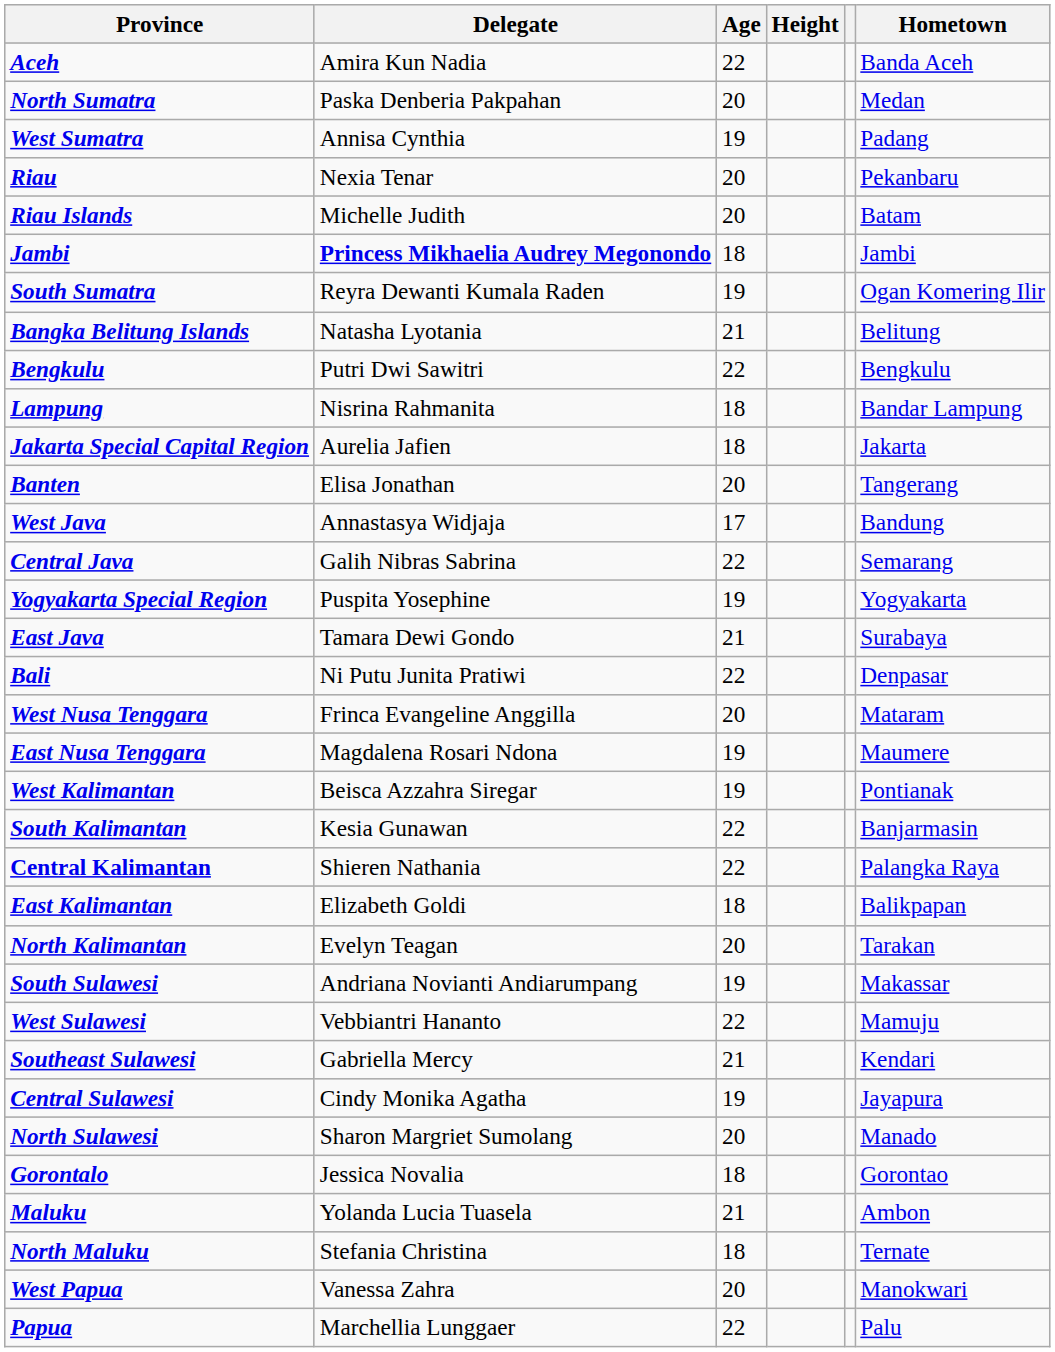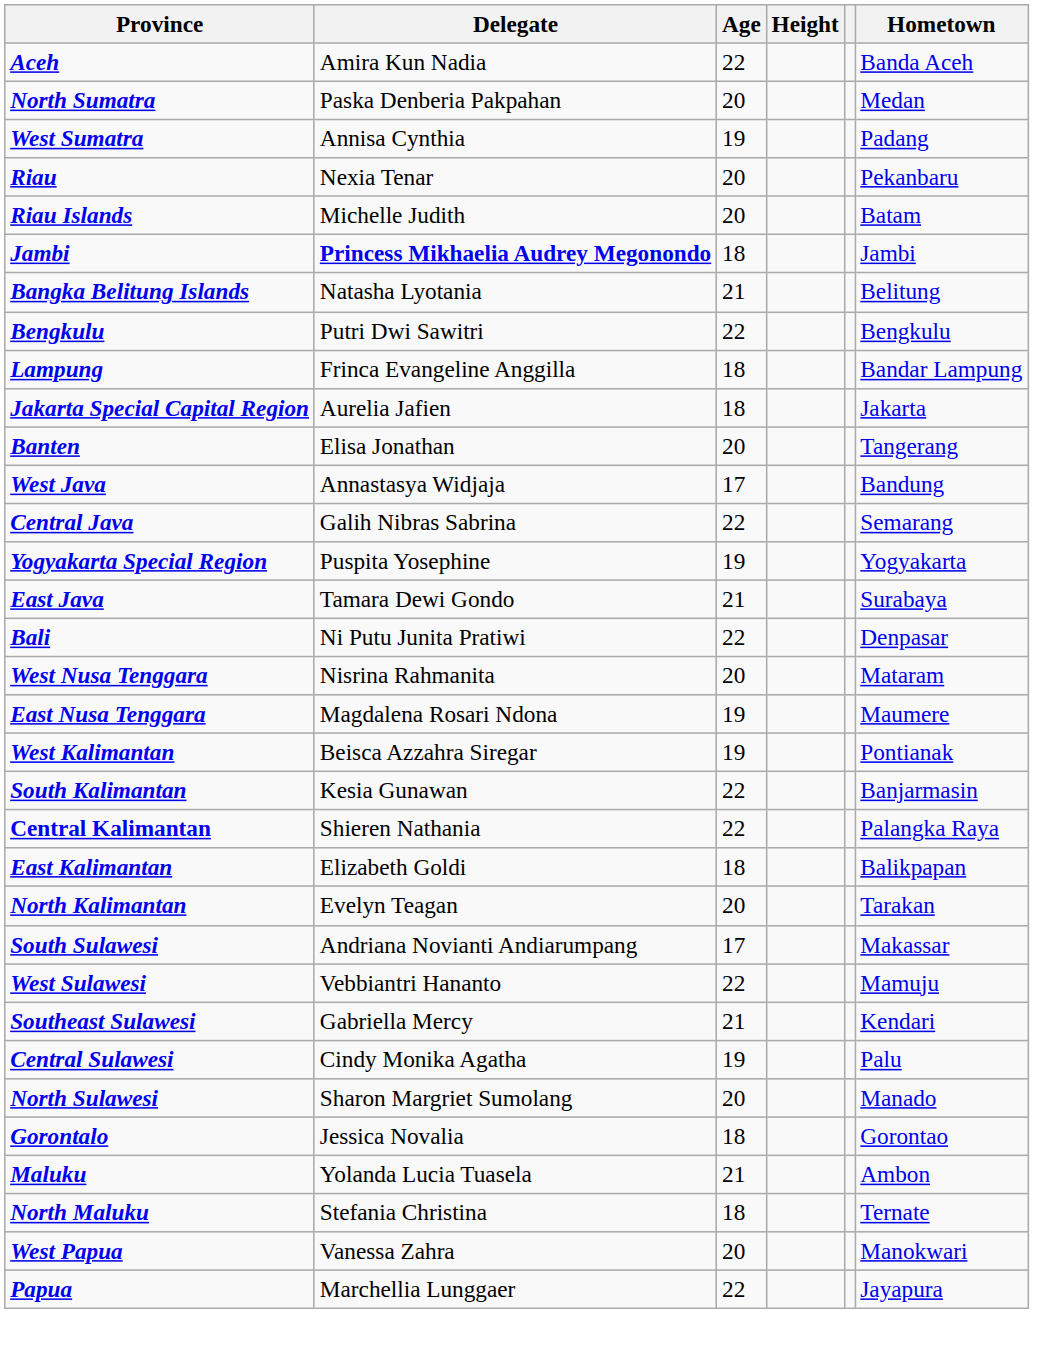- row: (83, 292)
(407, 407) Nisrina Rahmanita -> (448, 368) Frinca Evangeline Anggilla
(448, 714) Frinca Evangeline Anggilla -> (407, 675) Nisrina Rahmanita
(734, 982) 19 -> (734, 944) 17
(902, 1097) Jayapura -> (881, 1059) Palu
(881, 1327) Palu -> (902, 1289) Jayapura
